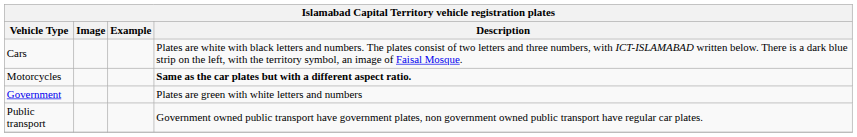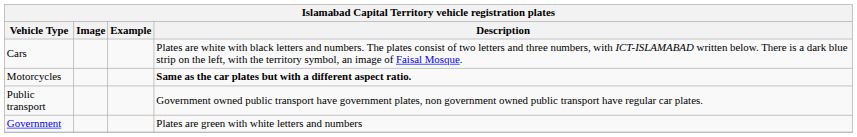rows swapped: (26, 117) <-> (34, 94)
